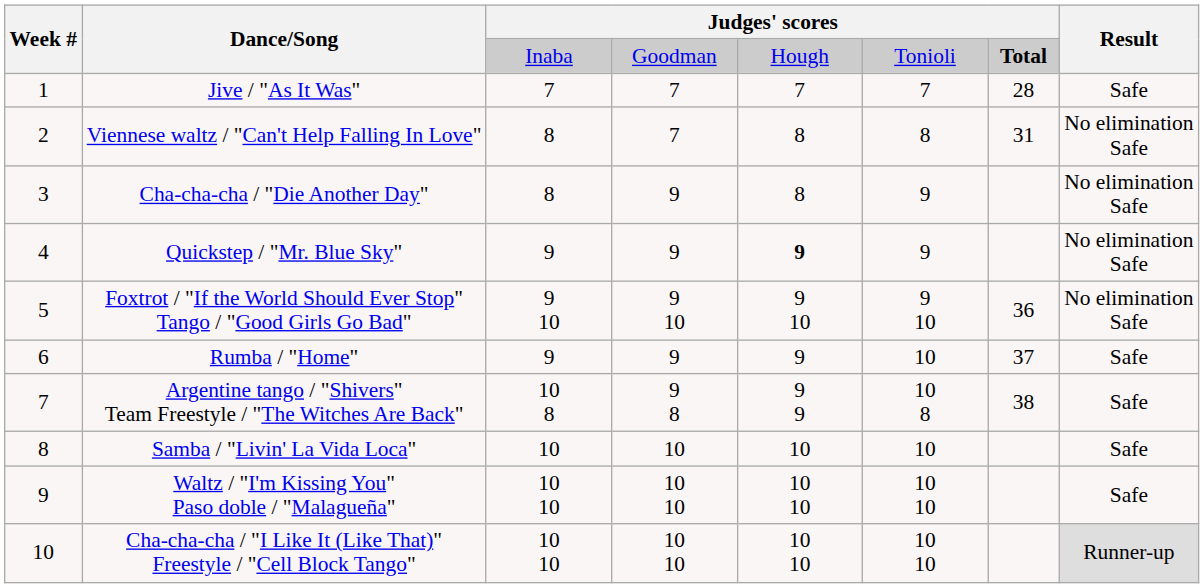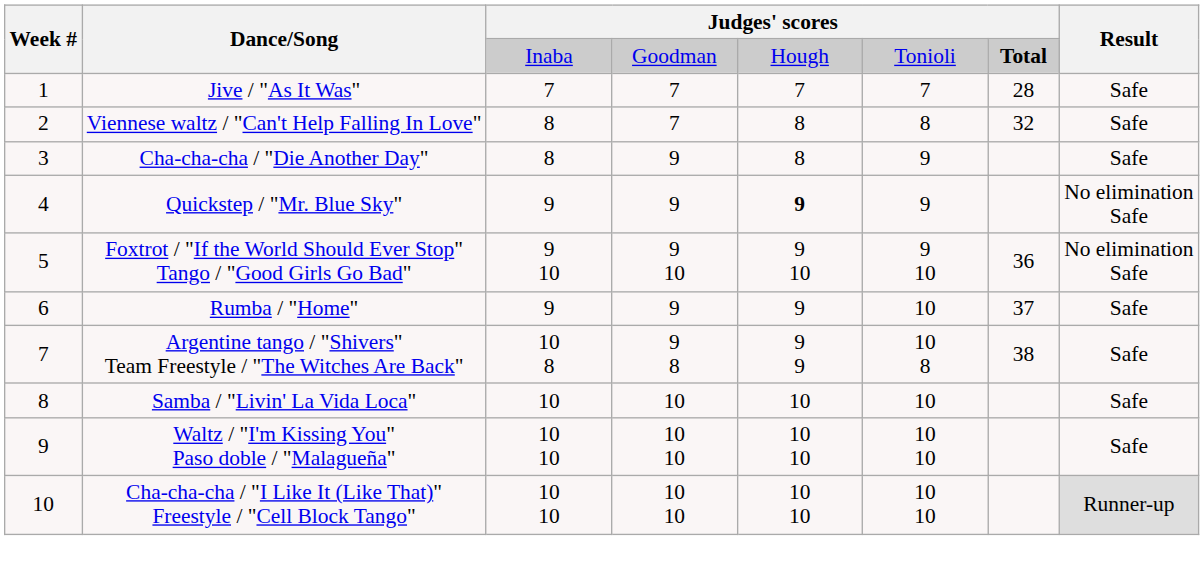(1023, 136) 31 -> (1023, 123) 32
(1129, 136) No elimination Safe -> (1129, 123) Safe
(1129, 194) No elimination Safe -> (1129, 157) Safe
